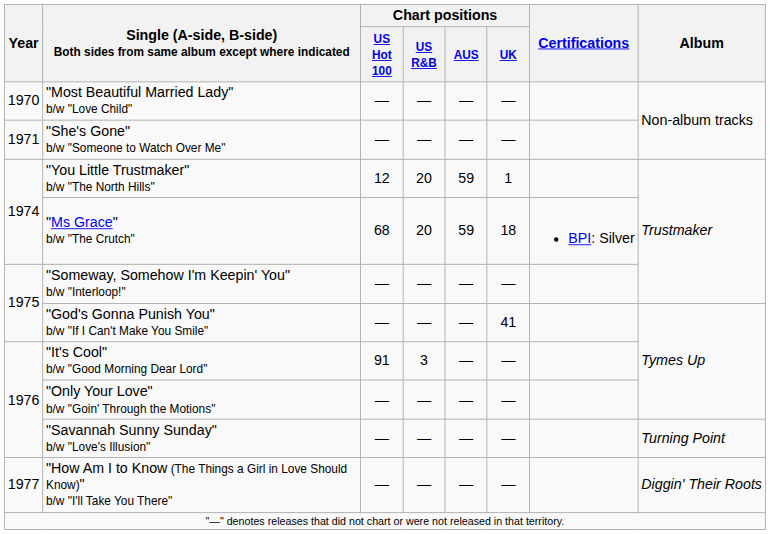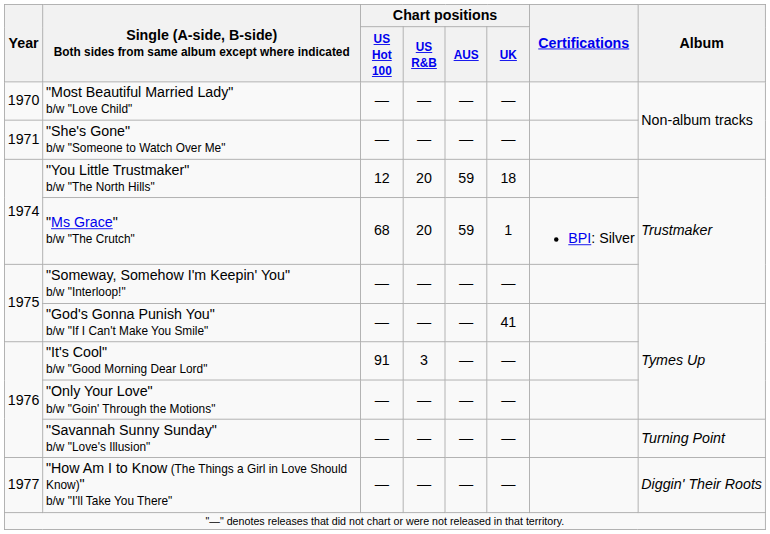(508, 178) 1 -> (508, 178) 18
(508, 231) 18 -> (508, 231) 1
